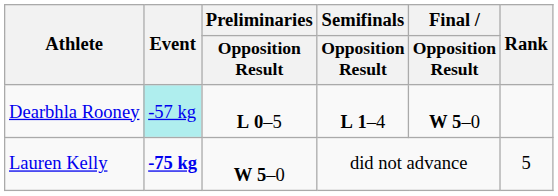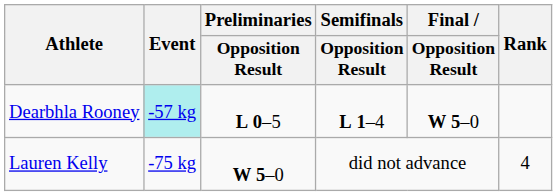(173, 164) bold -> (172, 164) normal
(526, 164) 5 -> (525, 164) 4
